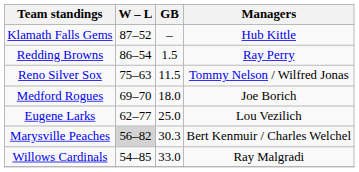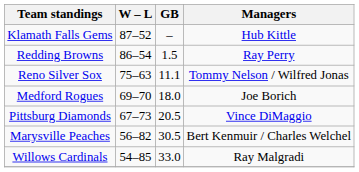(170, 75) 11.5 -> (170, 75) 11.1
+ row: (60, 116)
- row: (60, 116)
(135, 136) lightgrey background -> (135, 136) no background
(170, 136) 30.3 -> (170, 136) 30.5
